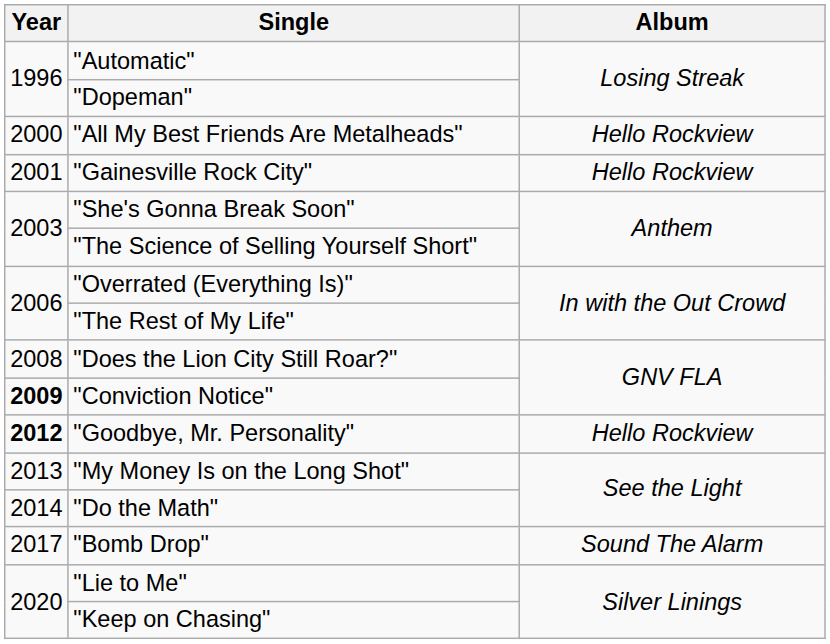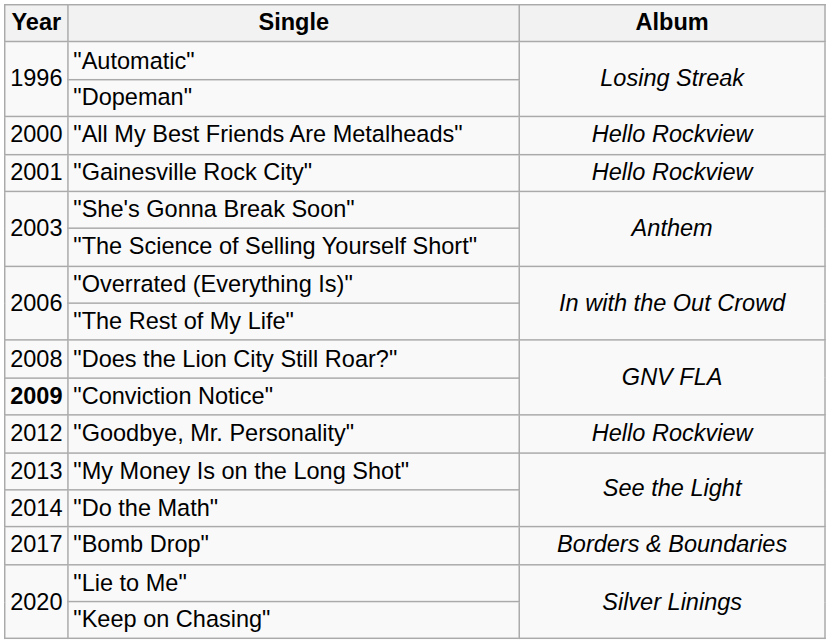(36, 433) bold -> (36, 433) normal
(672, 545) Sound The Alarm -> (672, 545) Borders & Boundaries
